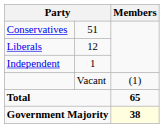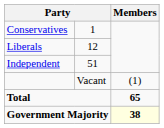(93, 30) 51 -> (93, 30) 1
(93, 64) 1 -> (93, 64) 51
